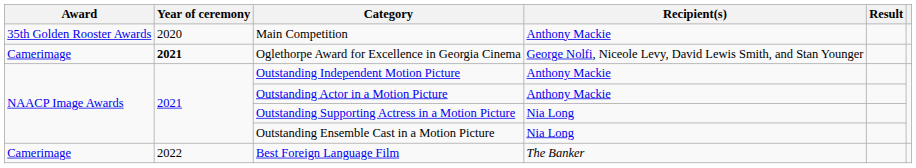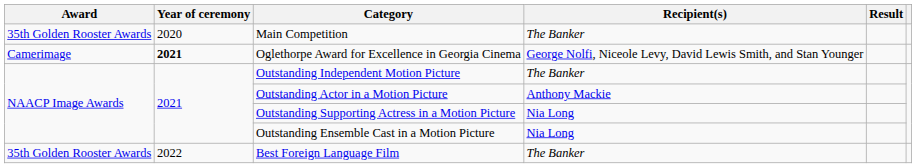(569, 34) Anthony Mackie -> (555, 34) The Banker
(569, 73) Anthony Mackie -> (555, 73) The Banker
(39, 152) Camerimage -> (79, 152) 35th Golden Rooster Awards
